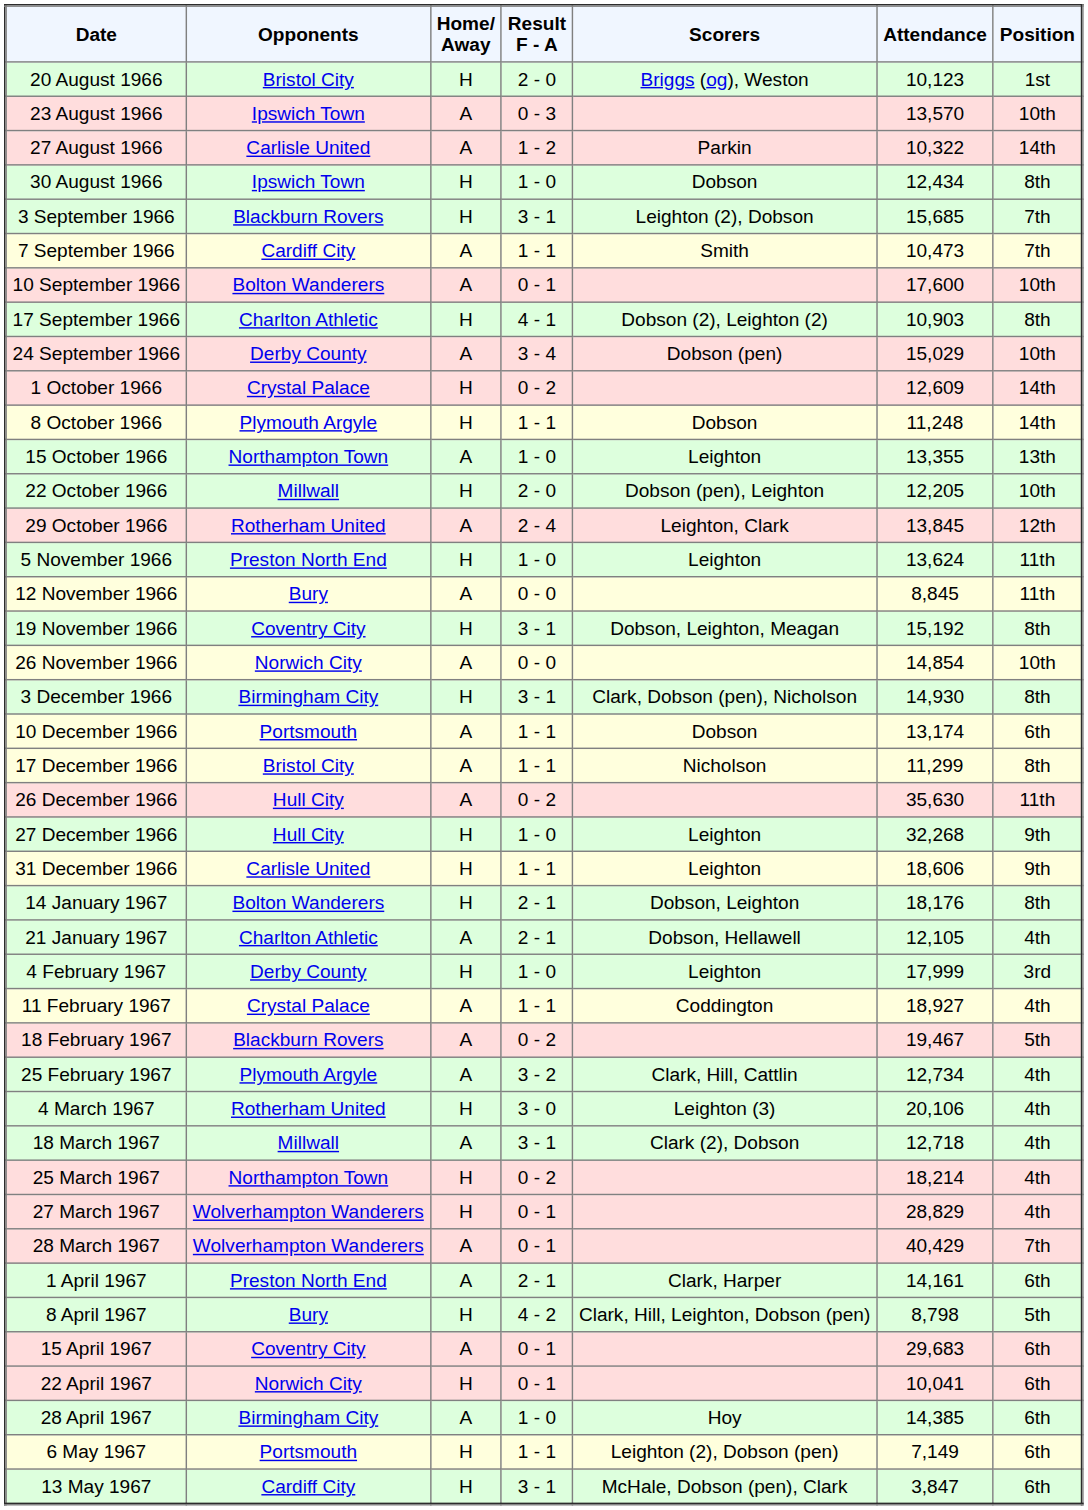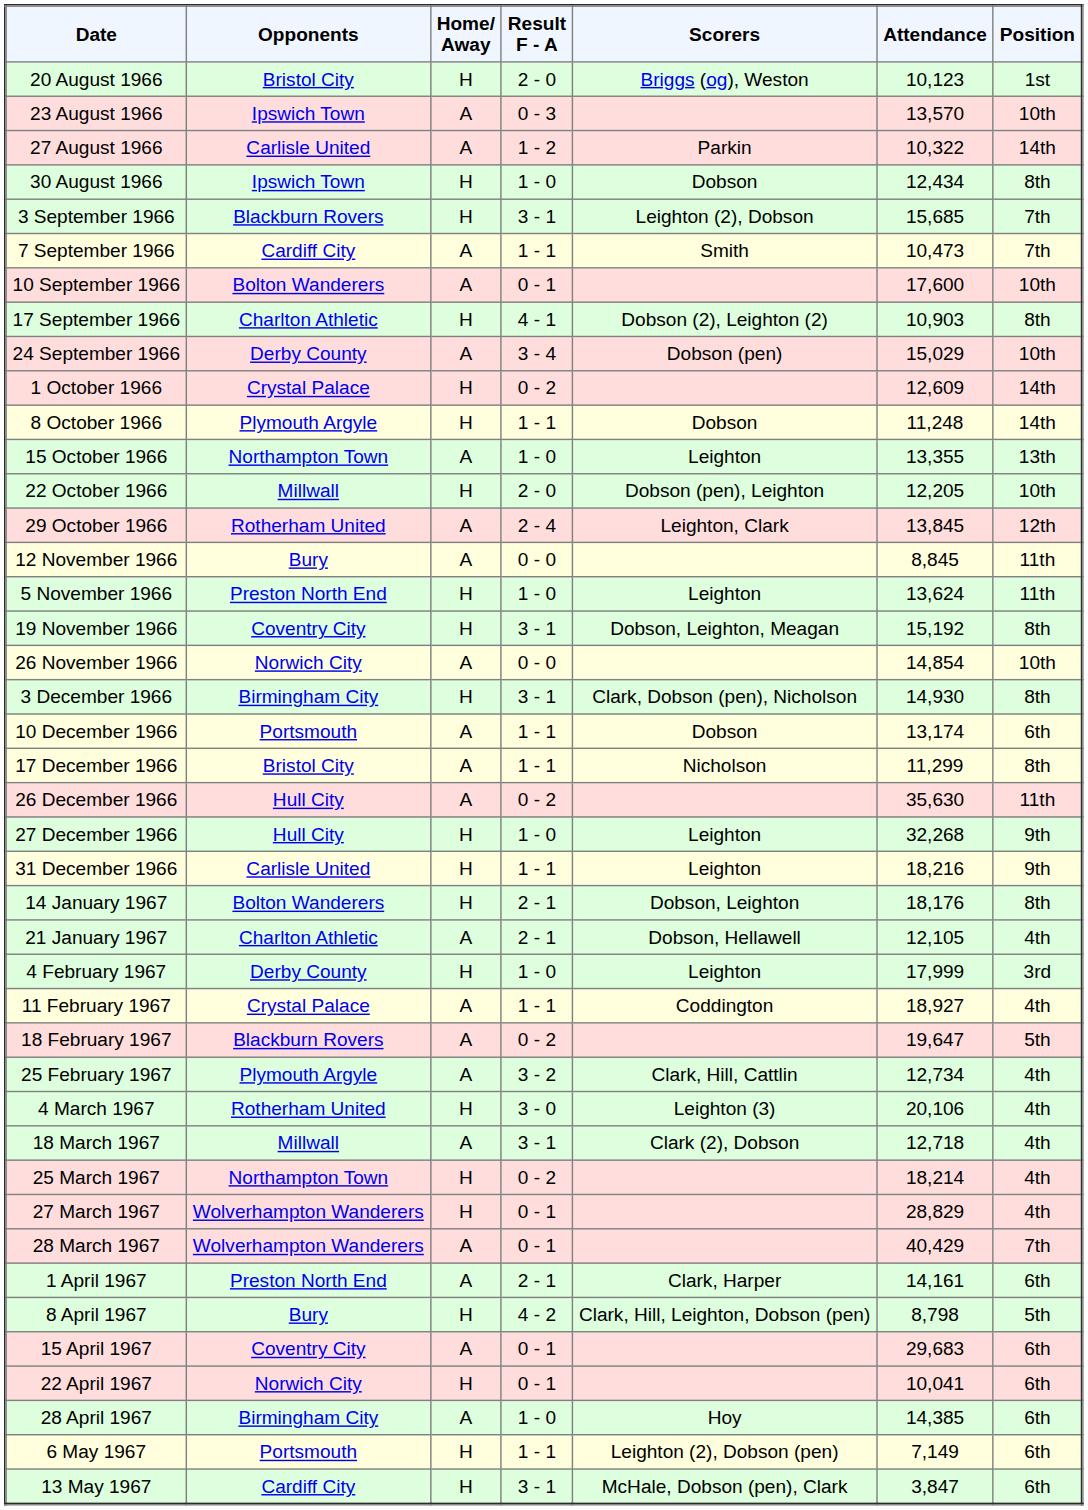rows swapped: (96, 560) <-> (96, 594)
(935, 868) 18,606 -> (935, 868) 18,216
(935, 1040) 19,467 -> (935, 1040) 19,647
